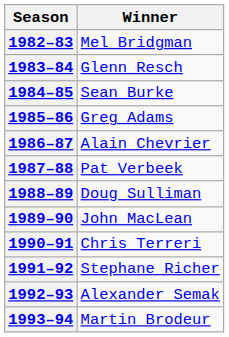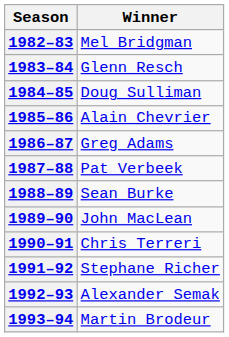(127, 93) Sean Burke -> (141, 93) Doug Sulliman
(127, 118) Greg Adams -> (146, 118) Alain Chevrier
(146, 143) Alain Chevrier -> (127, 143) Greg Adams
(141, 194) Doug Sulliman -> (127, 194) Sean Burke
